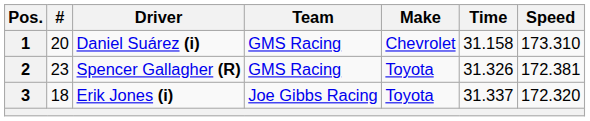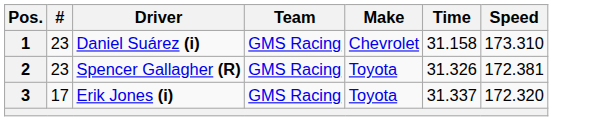(60, 44) 20 -> (60, 44) 23
(60, 96) 18 -> (60, 96) 17
(313, 96) Joe Gibbs Racing -> (295, 96) GMS Racing
